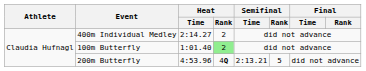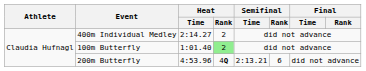(279, 60) 5 -> (279, 60) 6
